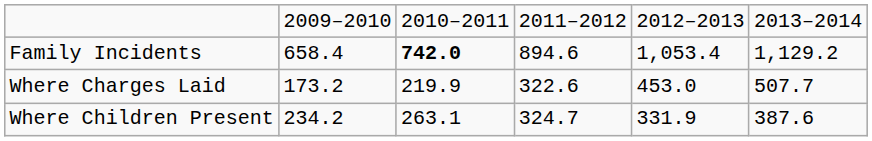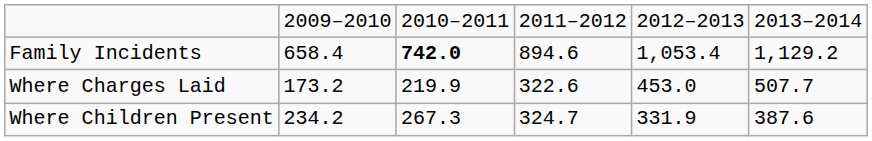(431, 119) 263.1 -> (431, 119) 267.3
